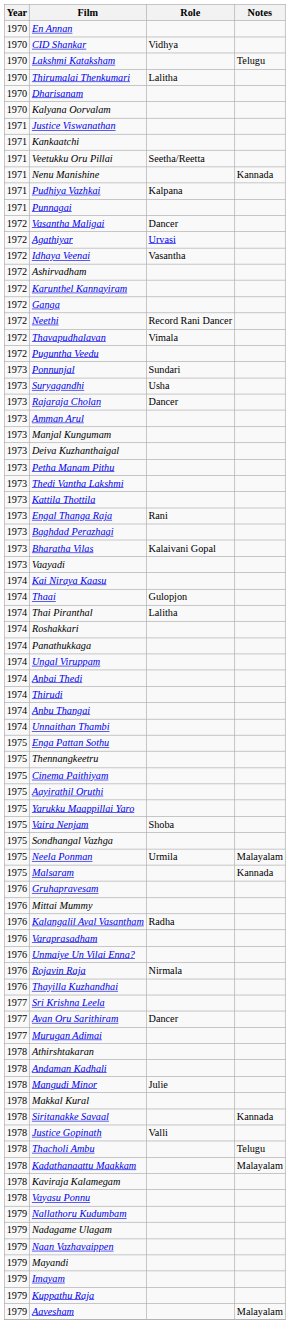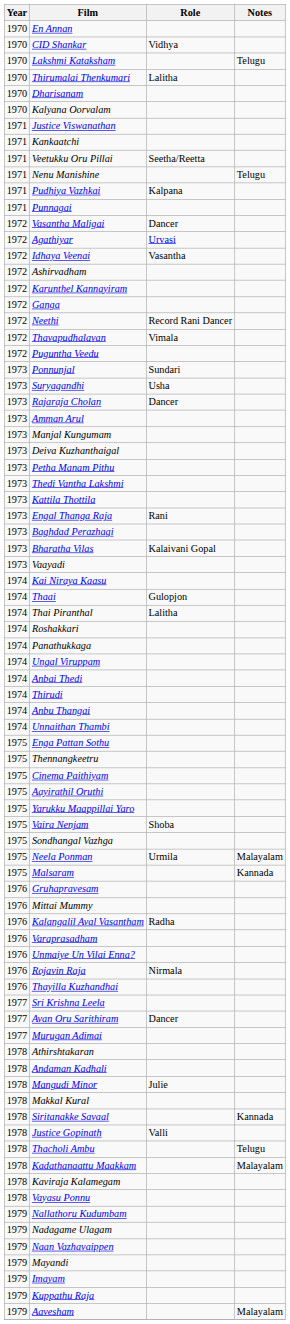(255, 175) Kannada -> (251, 175) Telugu
